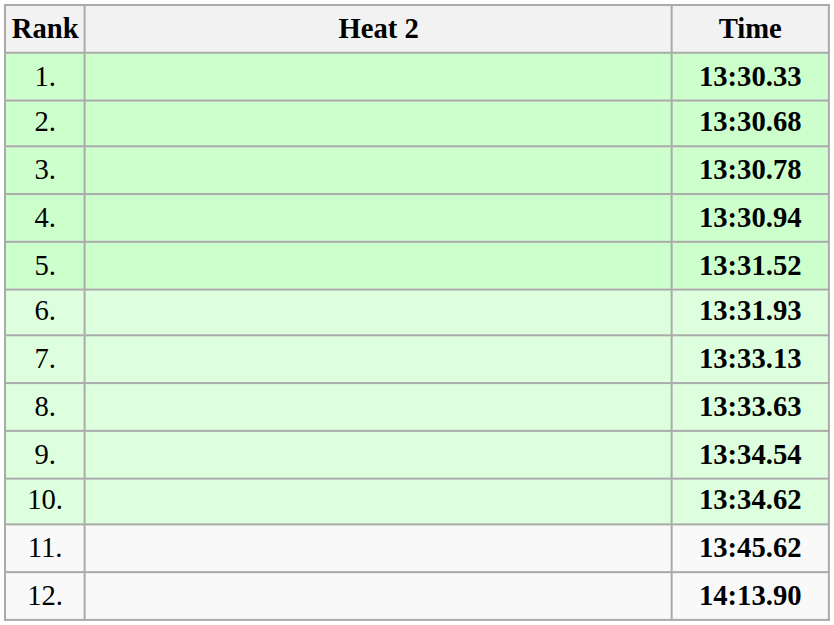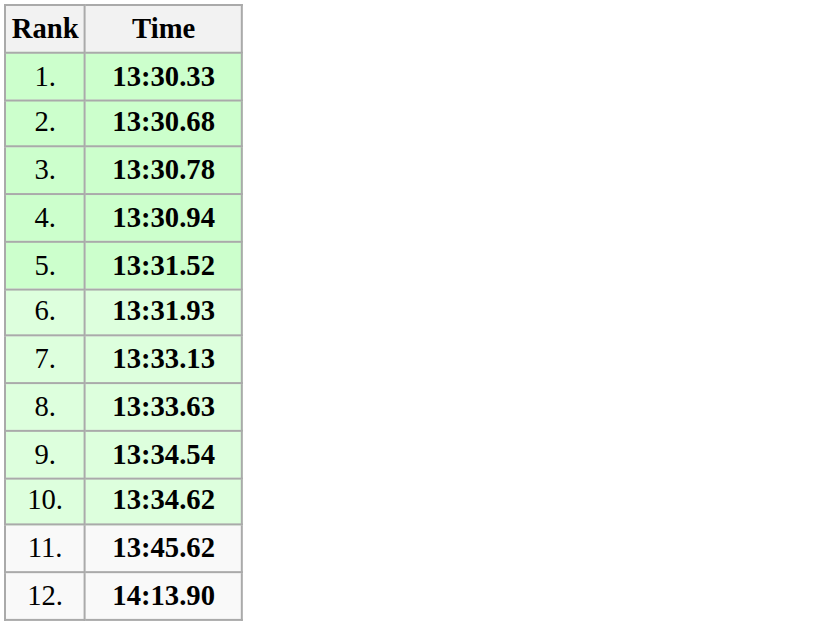- column: (379, 28)
